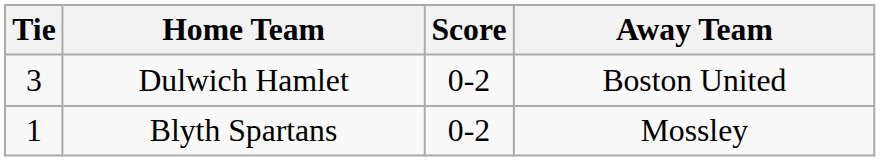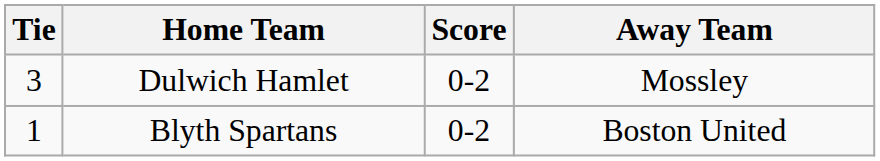(694, 79) Boston United -> (694, 79) Mossley
(694, 130) Mossley -> (694, 130) Boston United
